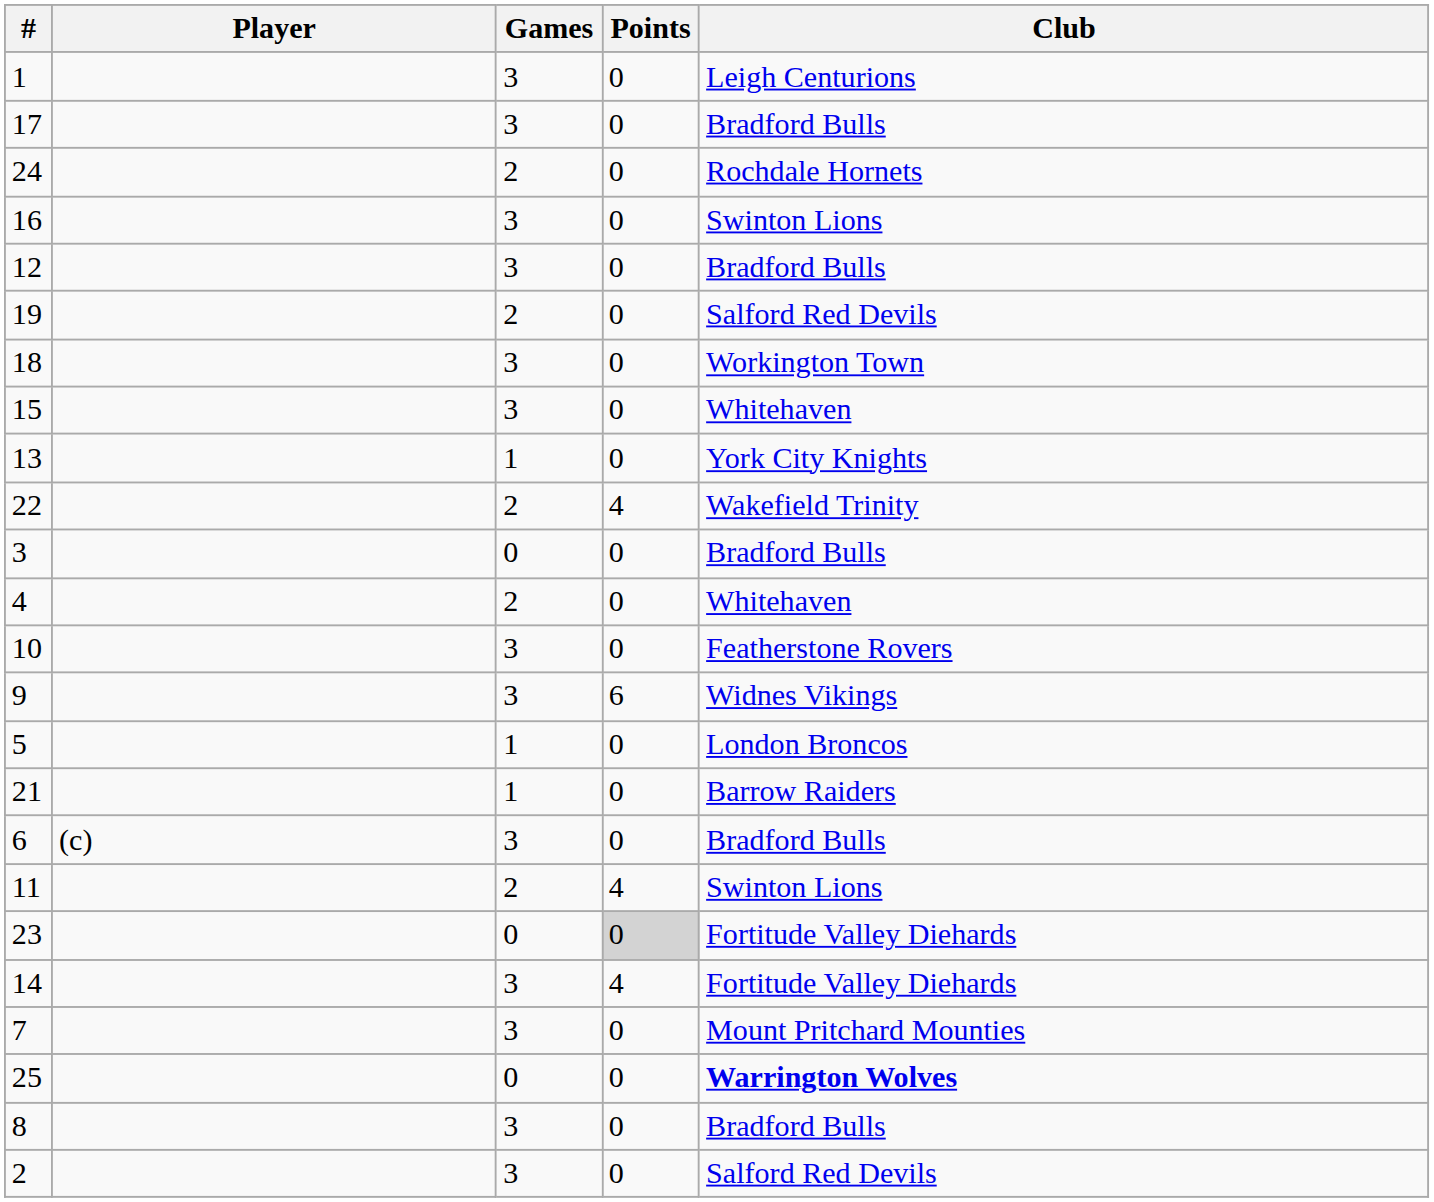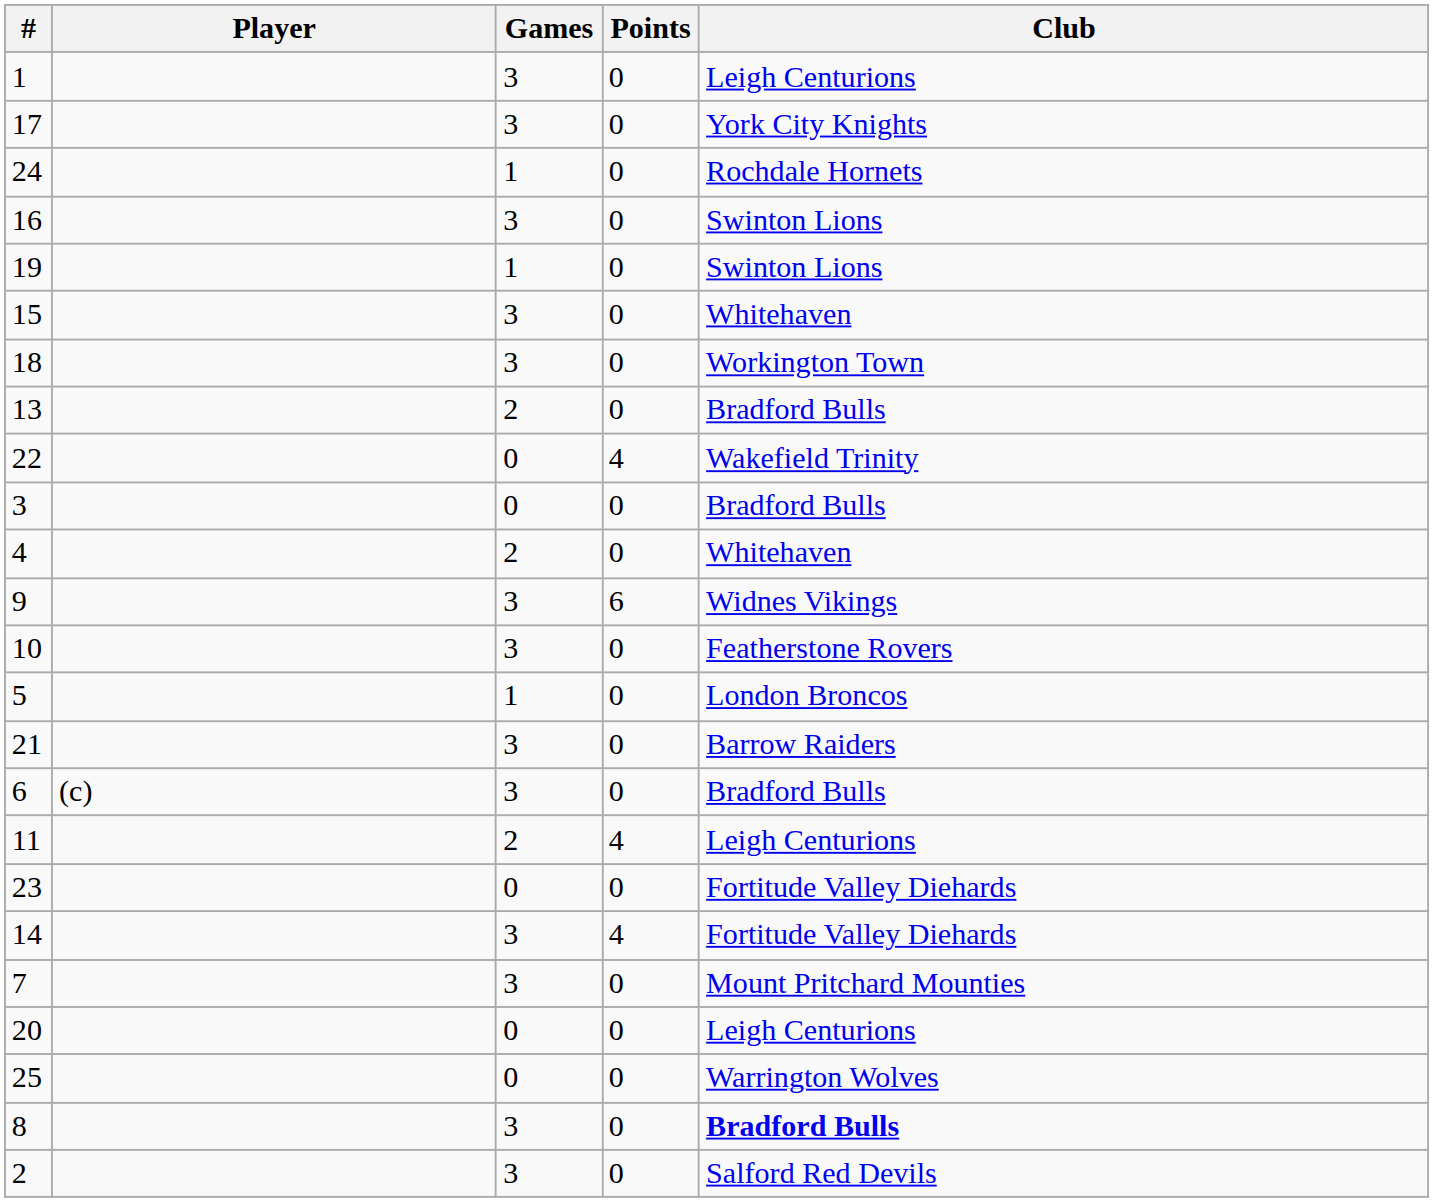(796, 123) Bradford Bulls -> (817, 123) York City Knights
(511, 171) 2 -> (511, 171) 1
- row: (27, 266)
(511, 314) 2 -> (511, 266) 1
(821, 314) Salford Red Devils -> (794, 266) Swinton Lions
rows swapped: (27, 362) <-> (27, 409)
(511, 457) 1 -> (511, 409) 2
(817, 457) York City Knights -> (796, 409) Bradford Bulls
(511, 505) 2 -> (511, 457) 0
rows swapped: (27, 648) <-> (19, 696)
(511, 791) 1 -> (511, 743) 3
(794, 887) Swinton Lions -> (811, 839) Leigh Centurions
(616, 934) lightgrey background -> (616, 887) no background
+ row: (27, 1030)
(832, 1077) bold -> (822, 1077) normal
(796, 1125) normal -> (803, 1125) bold
